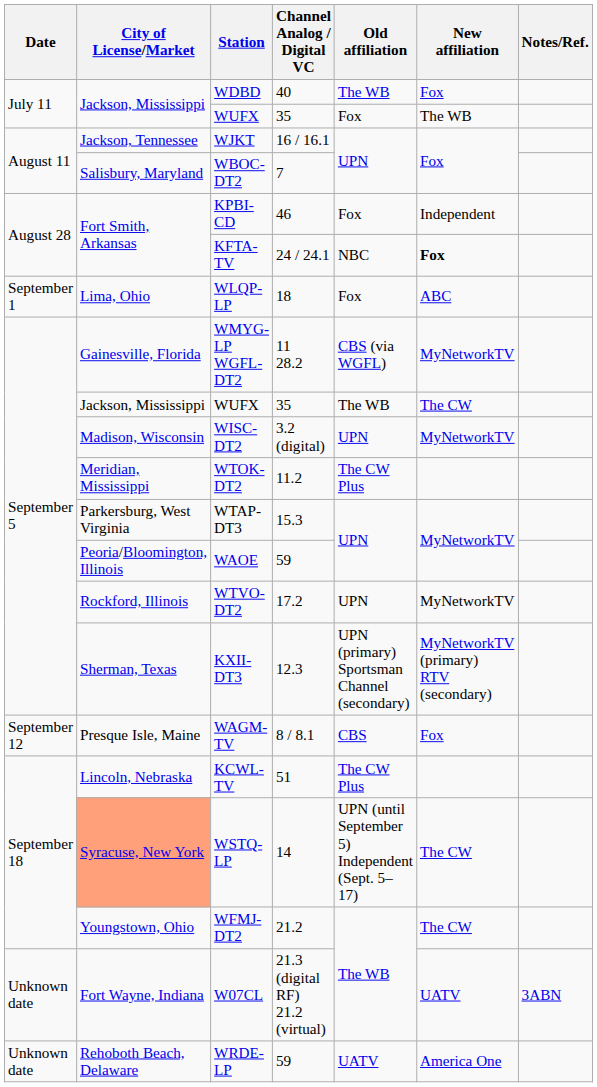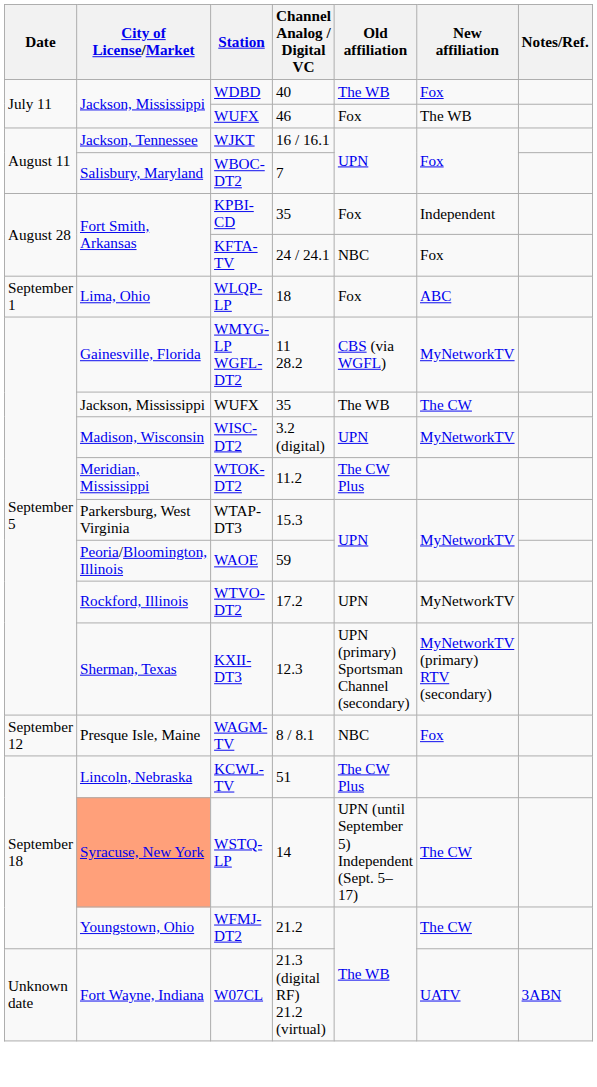(284, 116) 35 -> (284, 116) 46
(284, 214) 46 -> (284, 214) 35
(432, 255) bold -> (432, 255) normal
(352, 735) CBS -> (354, 735) NBC
- row: (38, 1061)
